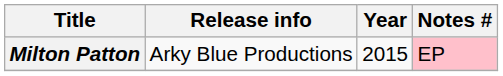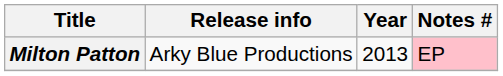(385, 53) 2015 -> (385, 53) 2013
